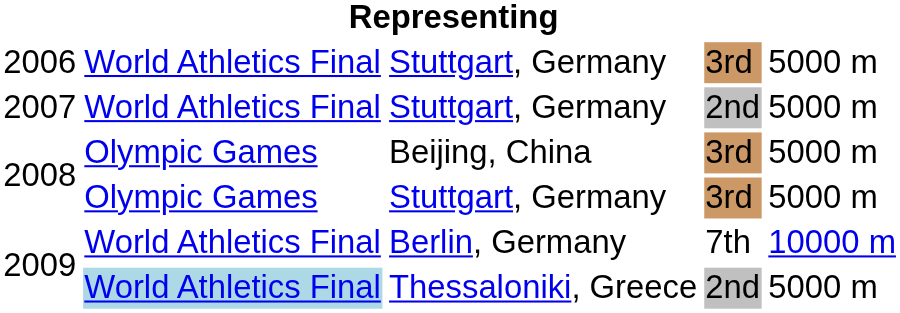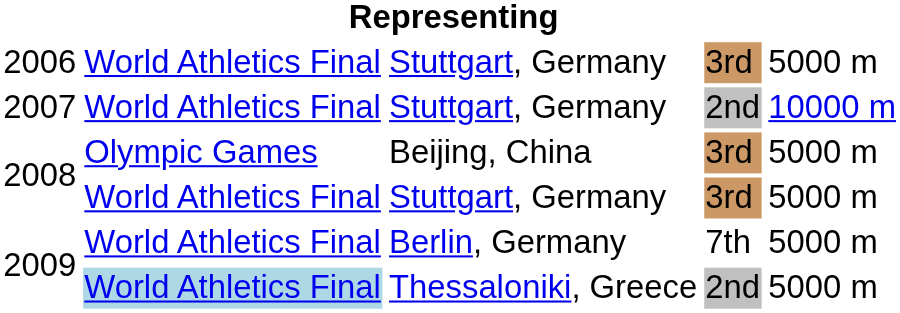(823, 107) 5000 m -> (832, 107) 10000 m
(201, 197) Olympic Games -> (233, 197) World Athletics Final
(832, 242) 10000 m -> (823, 242) 5000 m
